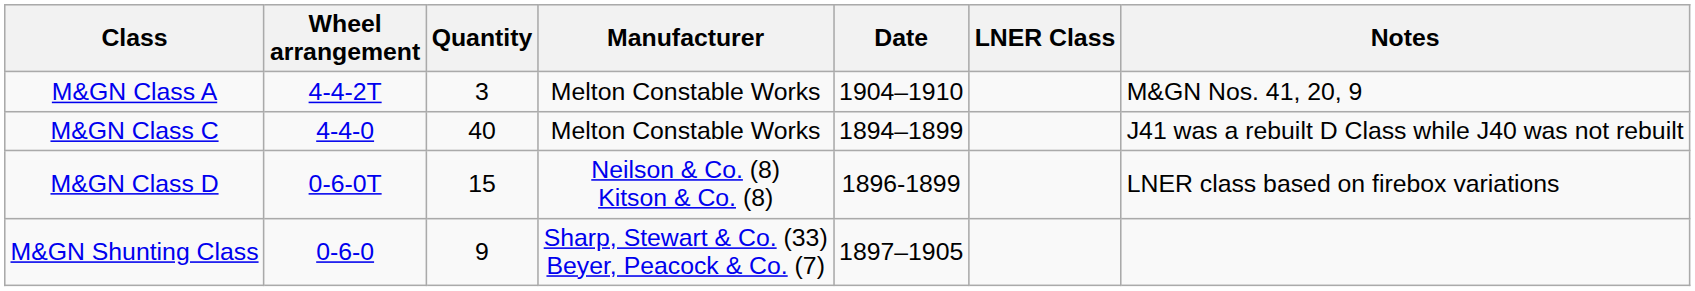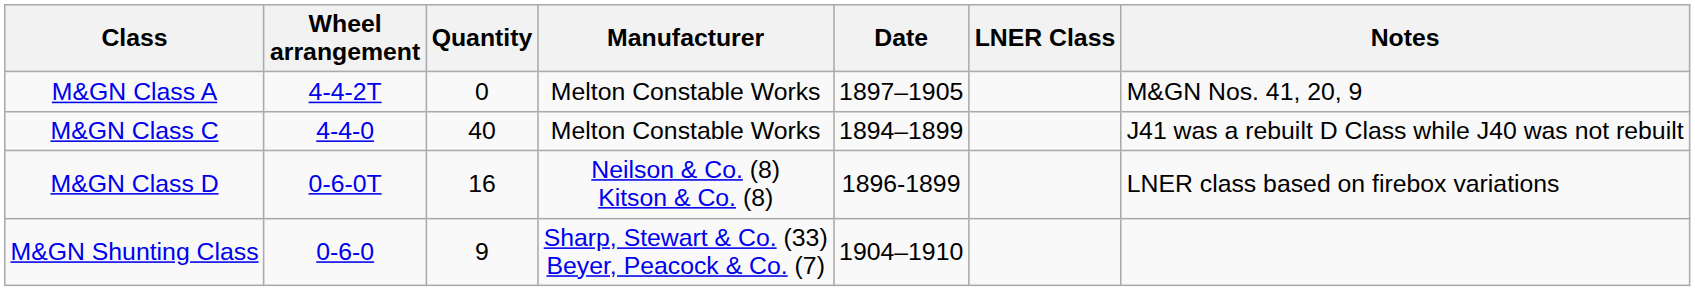(482, 91) 3 -> (482, 91) 0
(901, 91) 1904–1910 -> (901, 91) 1897–1905
(482, 184) 15 -> (482, 184) 16
(901, 251) 1897–1905 -> (901, 251) 1904–1910
